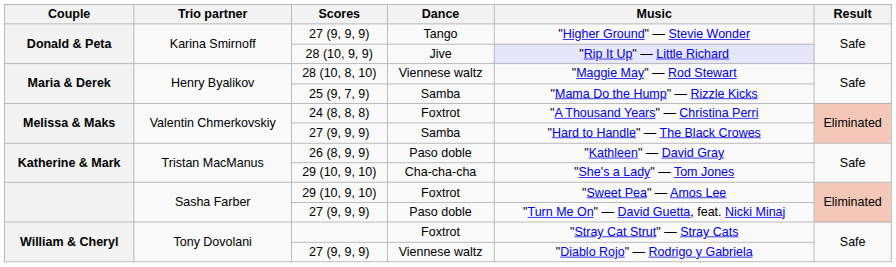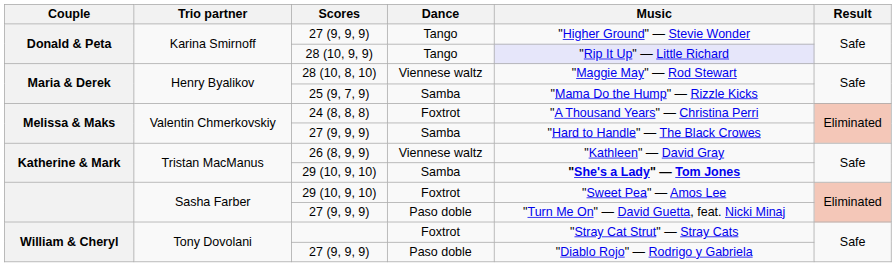(441, 53) Jive -> (441, 53) Tango
(441, 152) Paso doble -> (441, 152) Viennese waltz
(441, 172) Cha-cha-cha -> (441, 172) Samba
(654, 172) normal -> (654, 172) bold
(441, 251) Viennese waltz -> (441, 251) Paso doble
